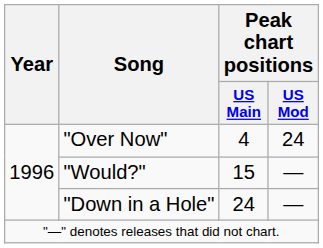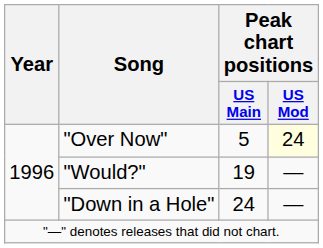(244, 140) 4 -> (244, 140) 5
(293, 140) no background -> (293, 140) lightyellow background
(244, 172) 15 -> (244, 172) 19
